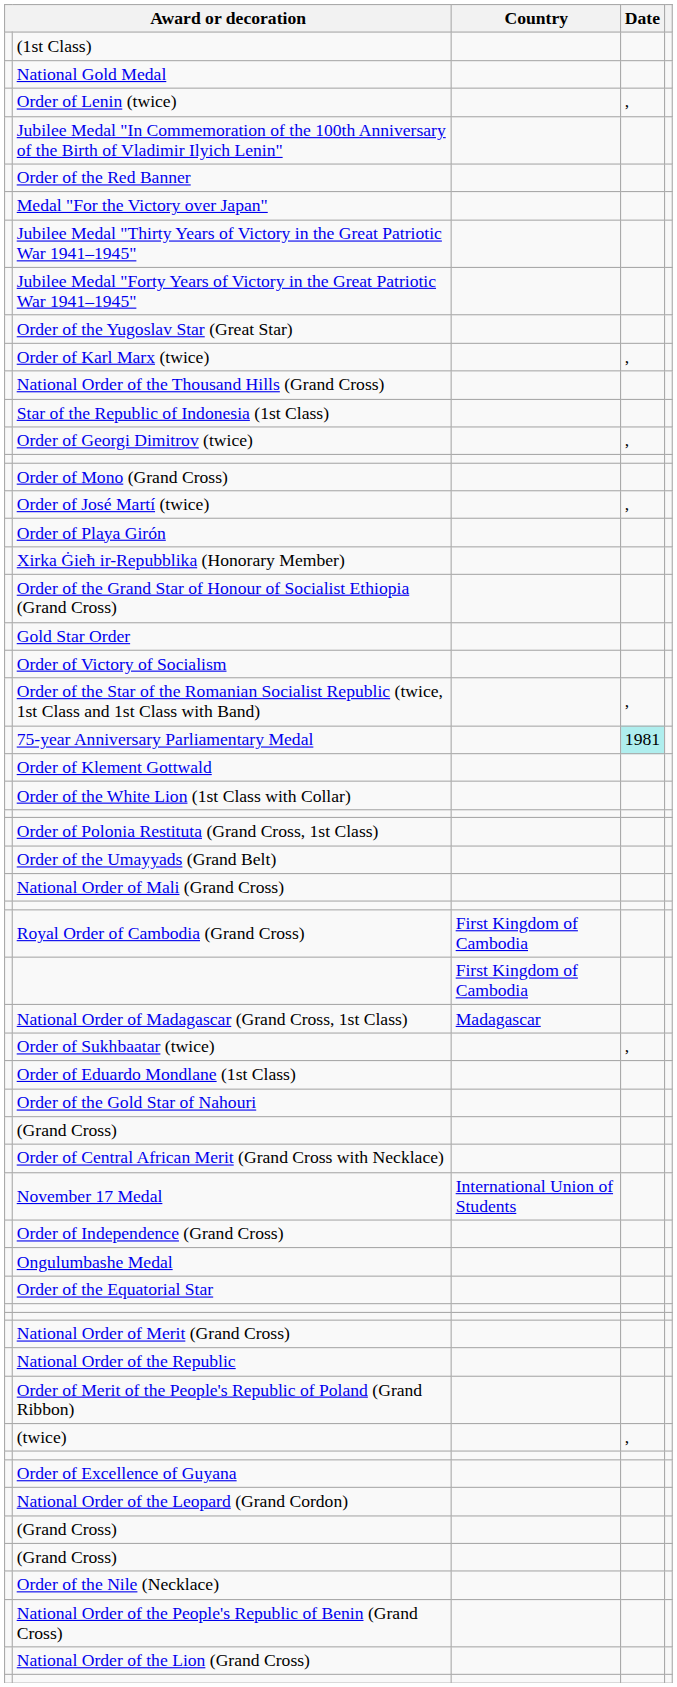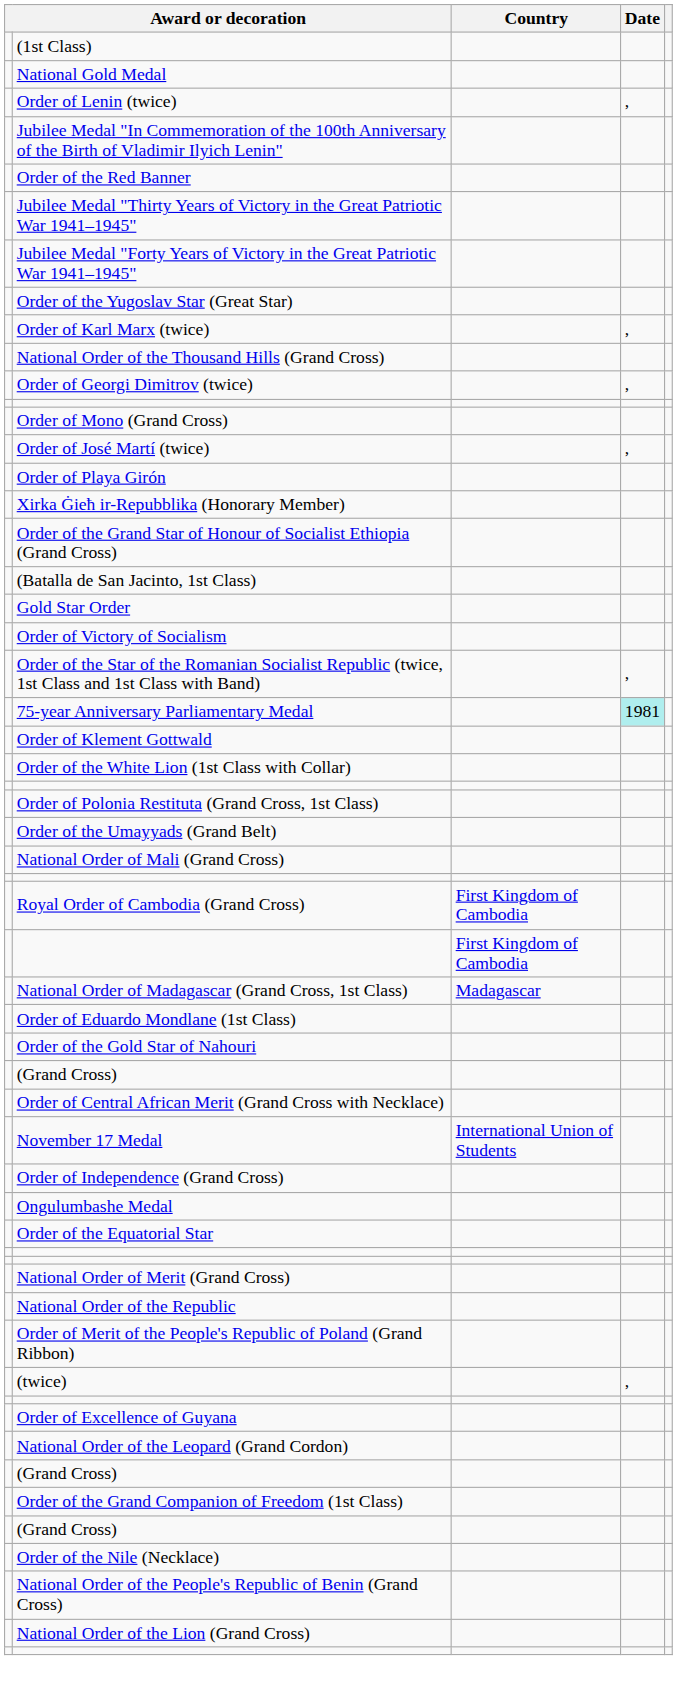- row: (142, 205)
- row: (173, 412)
+ row: (136, 580)
- row: (116, 1046)
+ row: (210, 1501)
